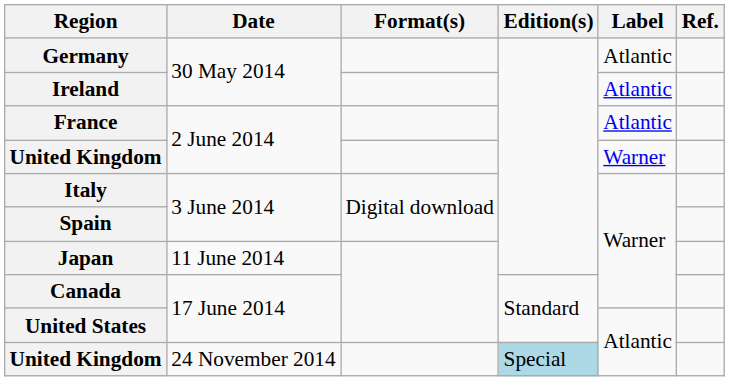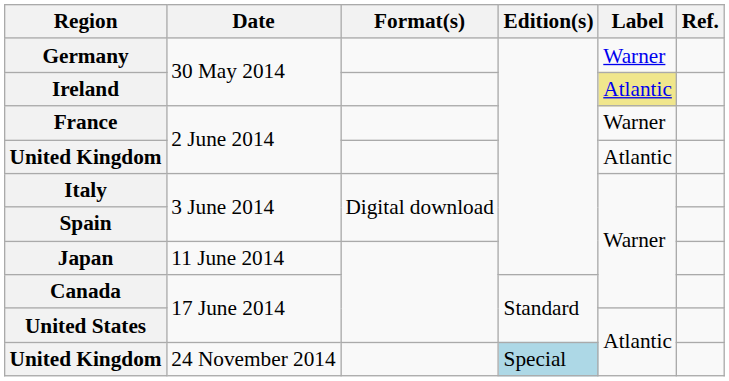(638, 55) Atlantic -> (634, 55) Warner
(638, 88) no background -> (638, 88) khaki background
(638, 122) Atlantic -> (634, 122) Warner
(634, 156) Warner -> (638, 156) Atlantic
